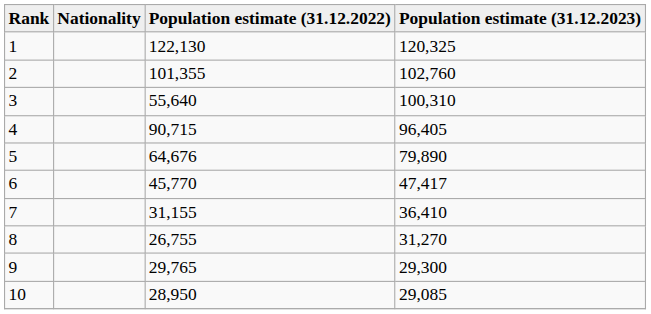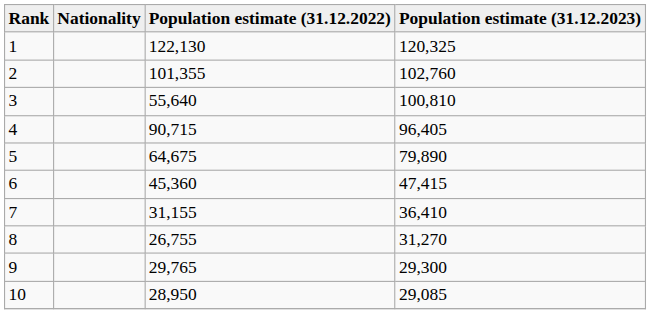(427, 101) 100,310 -> (427, 101) 100,810
(173, 156) 64,676 -> (173, 156) 64,675
(173, 184) 45,770 -> (173, 184) 45,360
(423, 184) 47,417 -> (423, 184) 47,415
